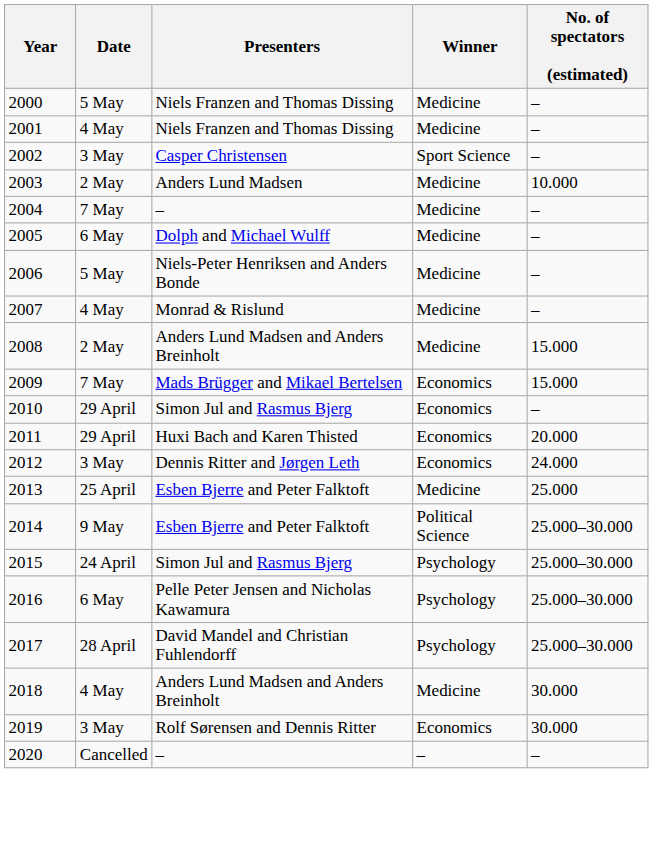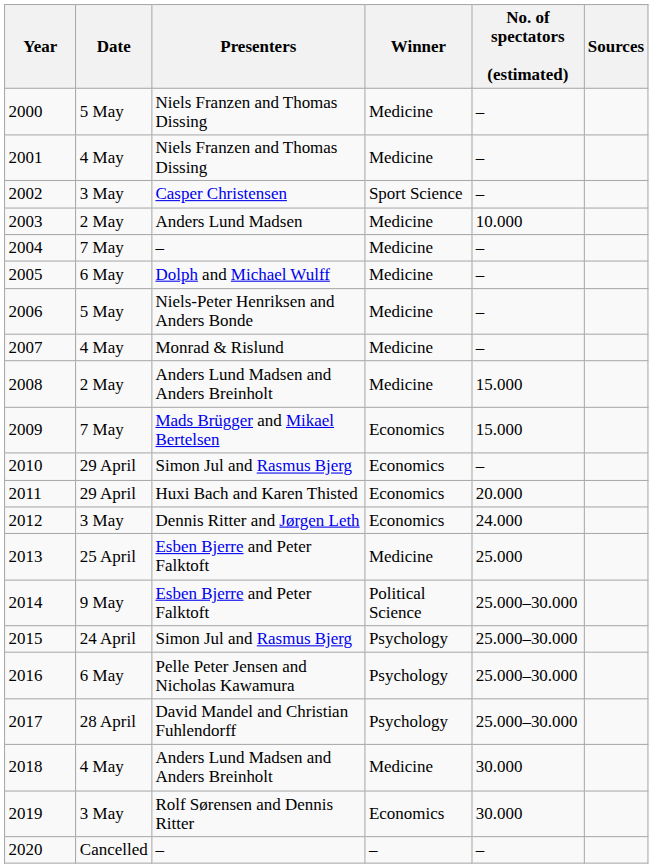+ column: (616, 46)
